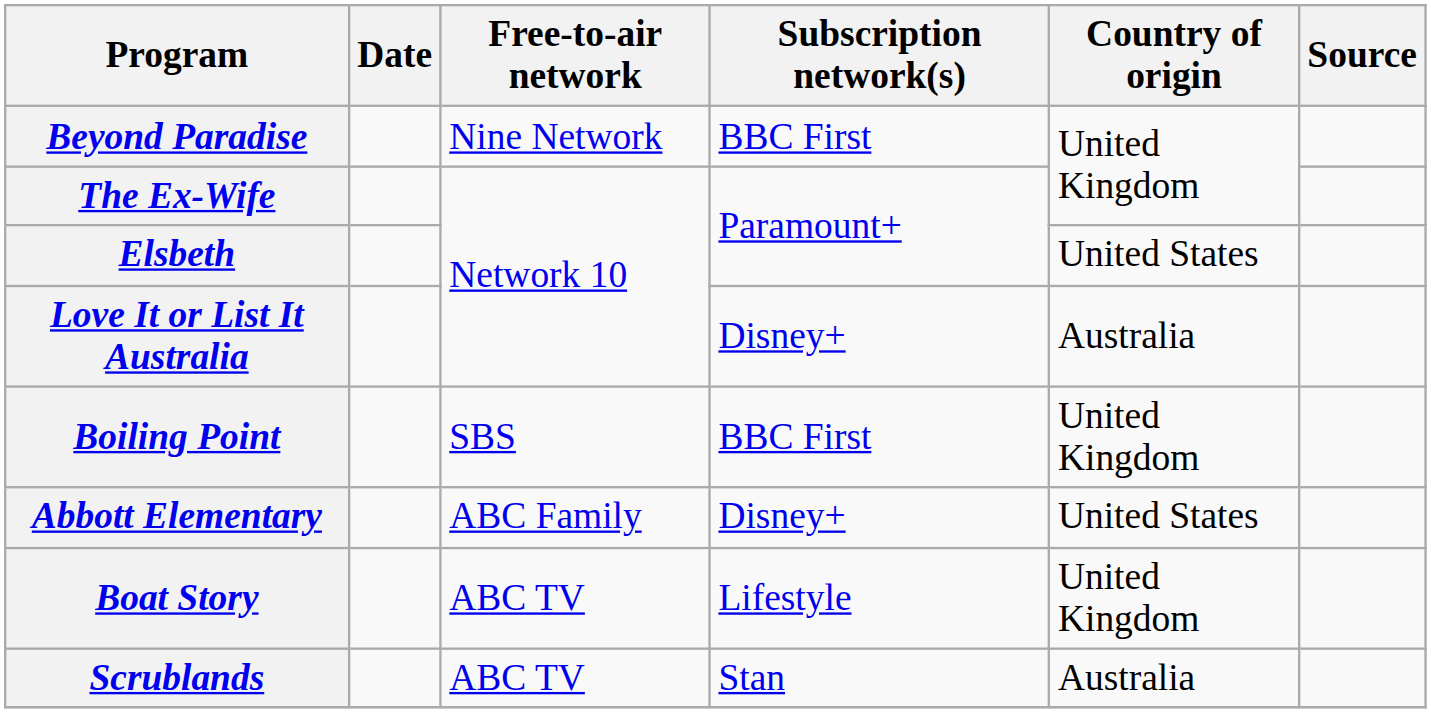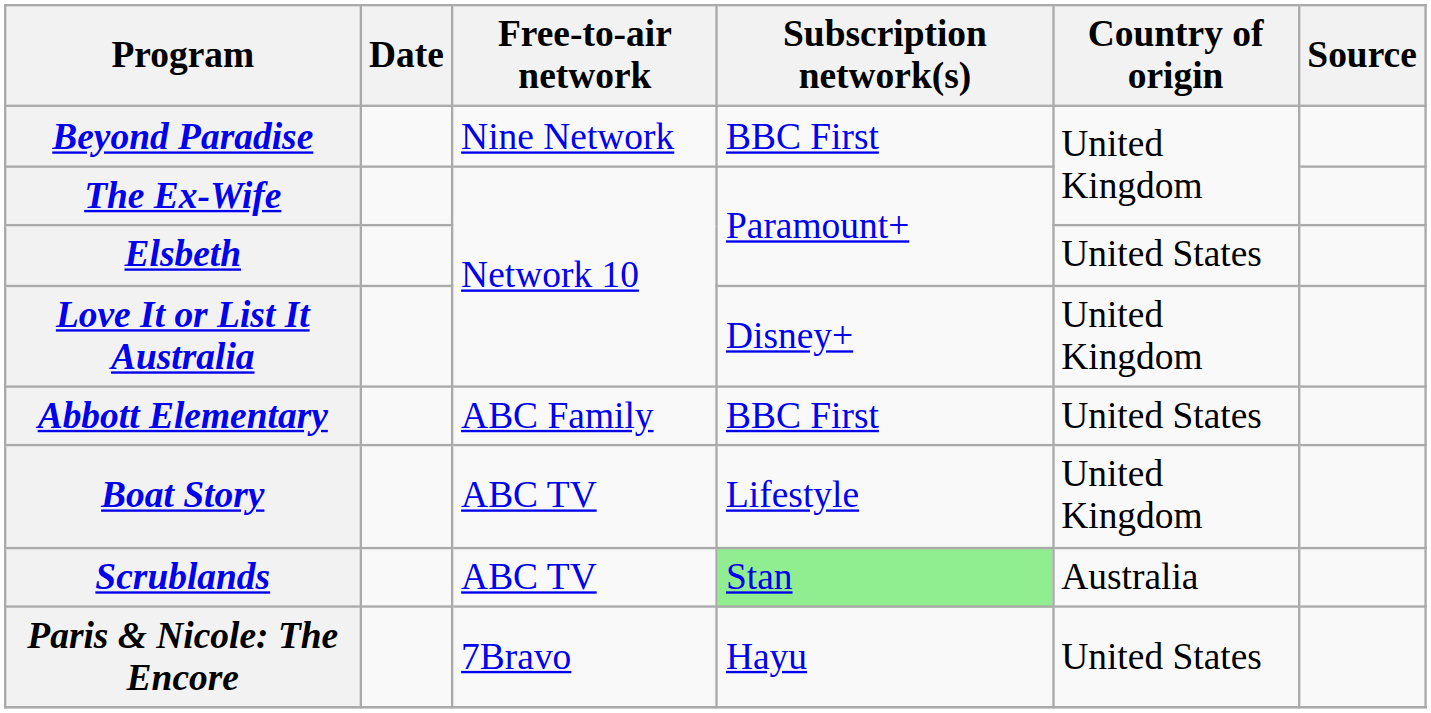(1127, 334) Australia -> (1132, 334) United Kingdom
- row: (177, 436)
(782, 516) Disney+ -> (802, 415) BBC First
(752, 677) no background -> (759, 576) lightgreen background
+ row: (183, 656)
